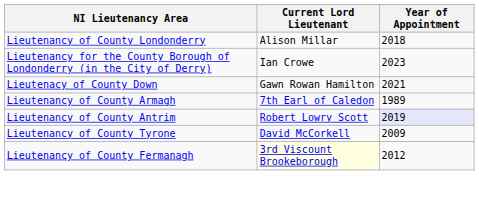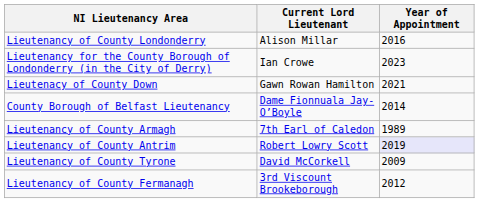(394, 40) 2018 -> (394, 40) 2016
+ row: (118, 107)
(299, 156) lightyellow background -> (299, 183) no background
